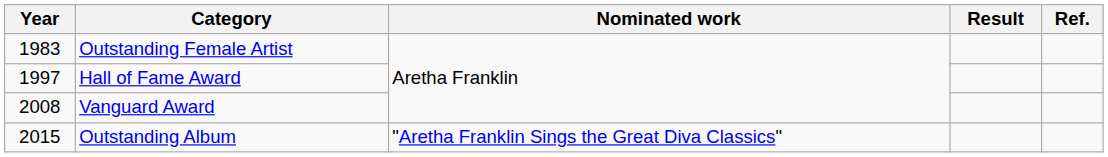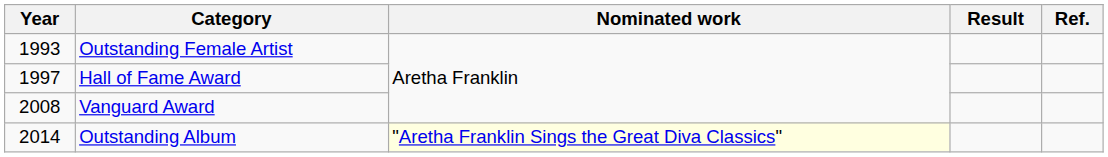(40, 48) 1983 -> (40, 48) 1993
(40, 136) 2015 -> (40, 136) 2014
(587, 136) no background -> (587, 136) lightyellow background
